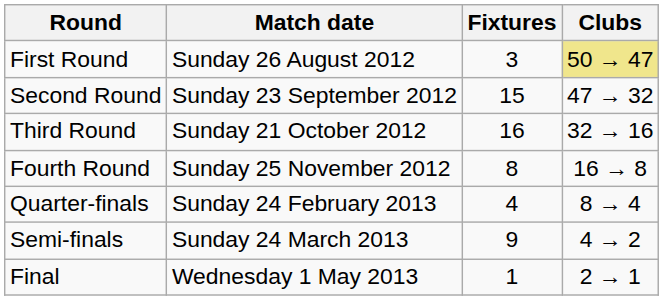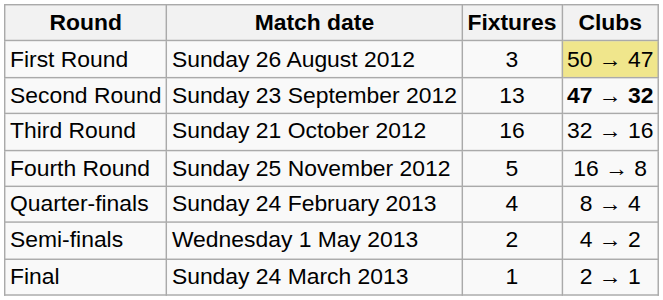(512, 95) 15 -> (512, 95) 13
(610, 95) normal -> (610, 95) bold
(512, 167) 8 -> (512, 167) 5
(290, 240) Sunday 24 March 2013 -> (295, 240) Wednesday 1 May 2013
(512, 240) 9 -> (512, 240) 2
(295, 276) Wednesday 1 May 2013 -> (290, 276) Sunday 24 March 2013
